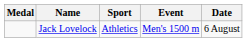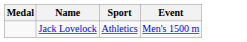- column: (222, 12)
